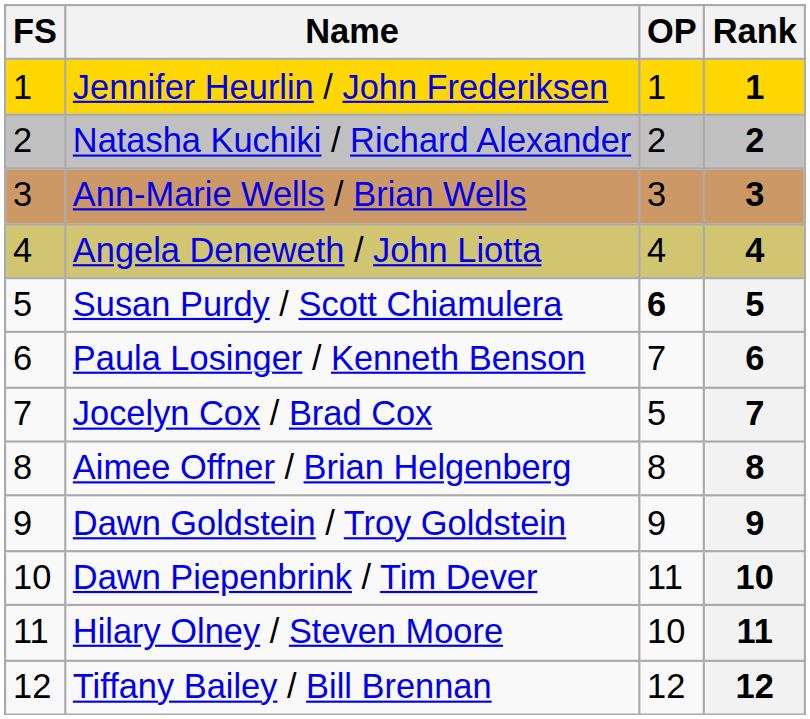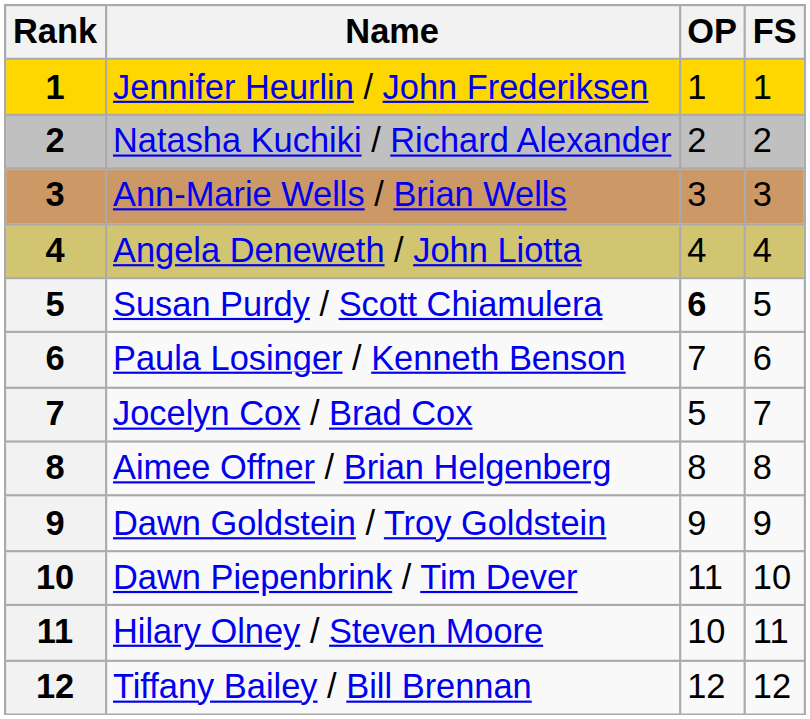columns swapped: (755, 31) <-> (35, 31)
